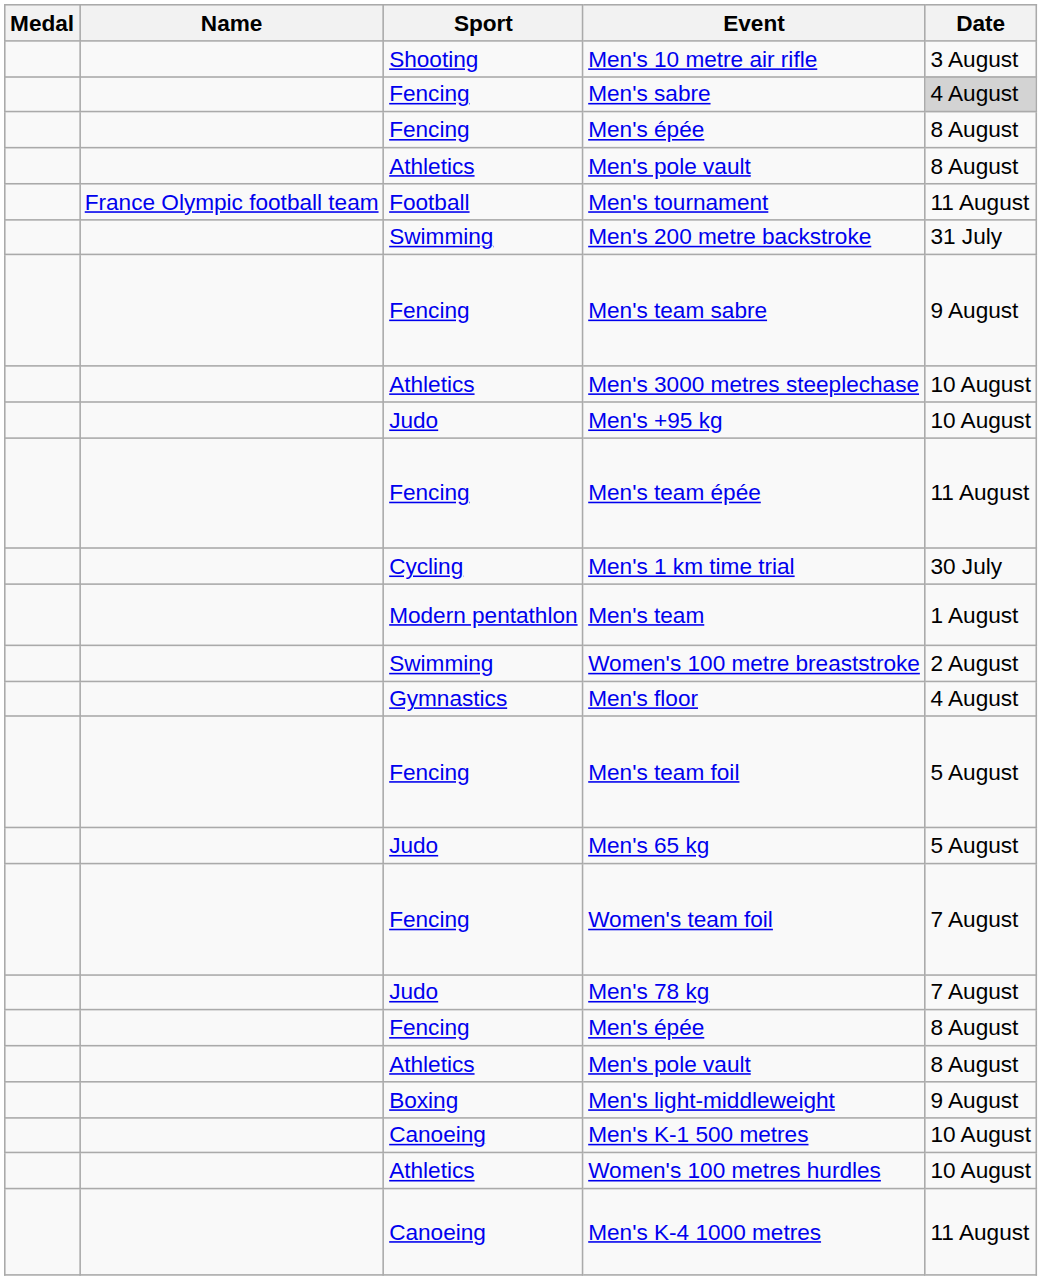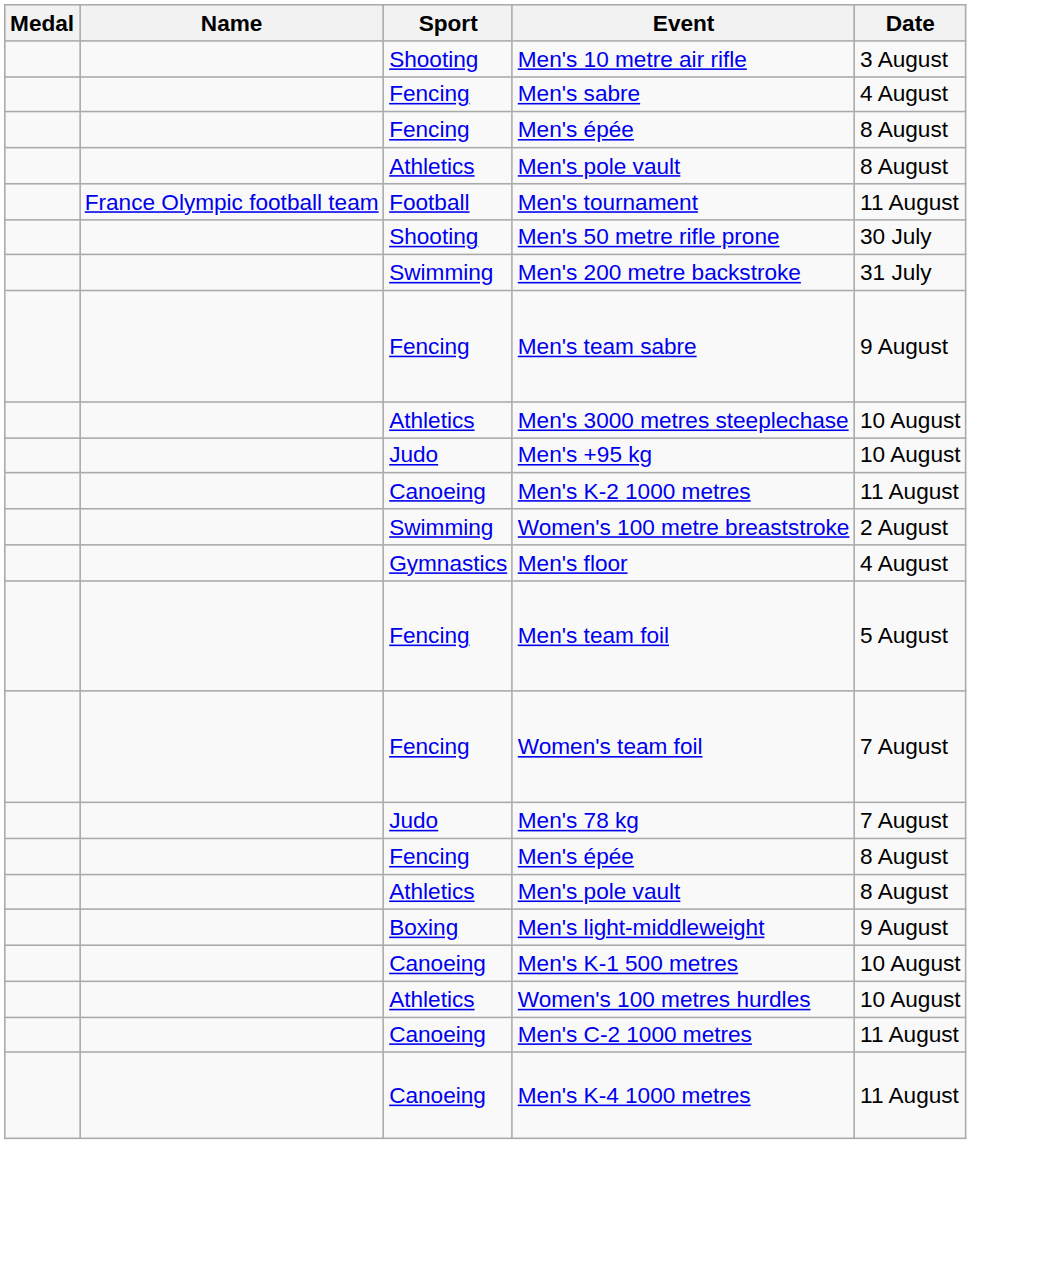(974, 94) lightgrey background -> (904, 94) no background
+ row: (434, 237)
+ row: (438, 491)
- row: (429, 493)
- row: (426, 567)
- row: (483, 615)
- row: (414, 846)
+ row: (438, 1035)
